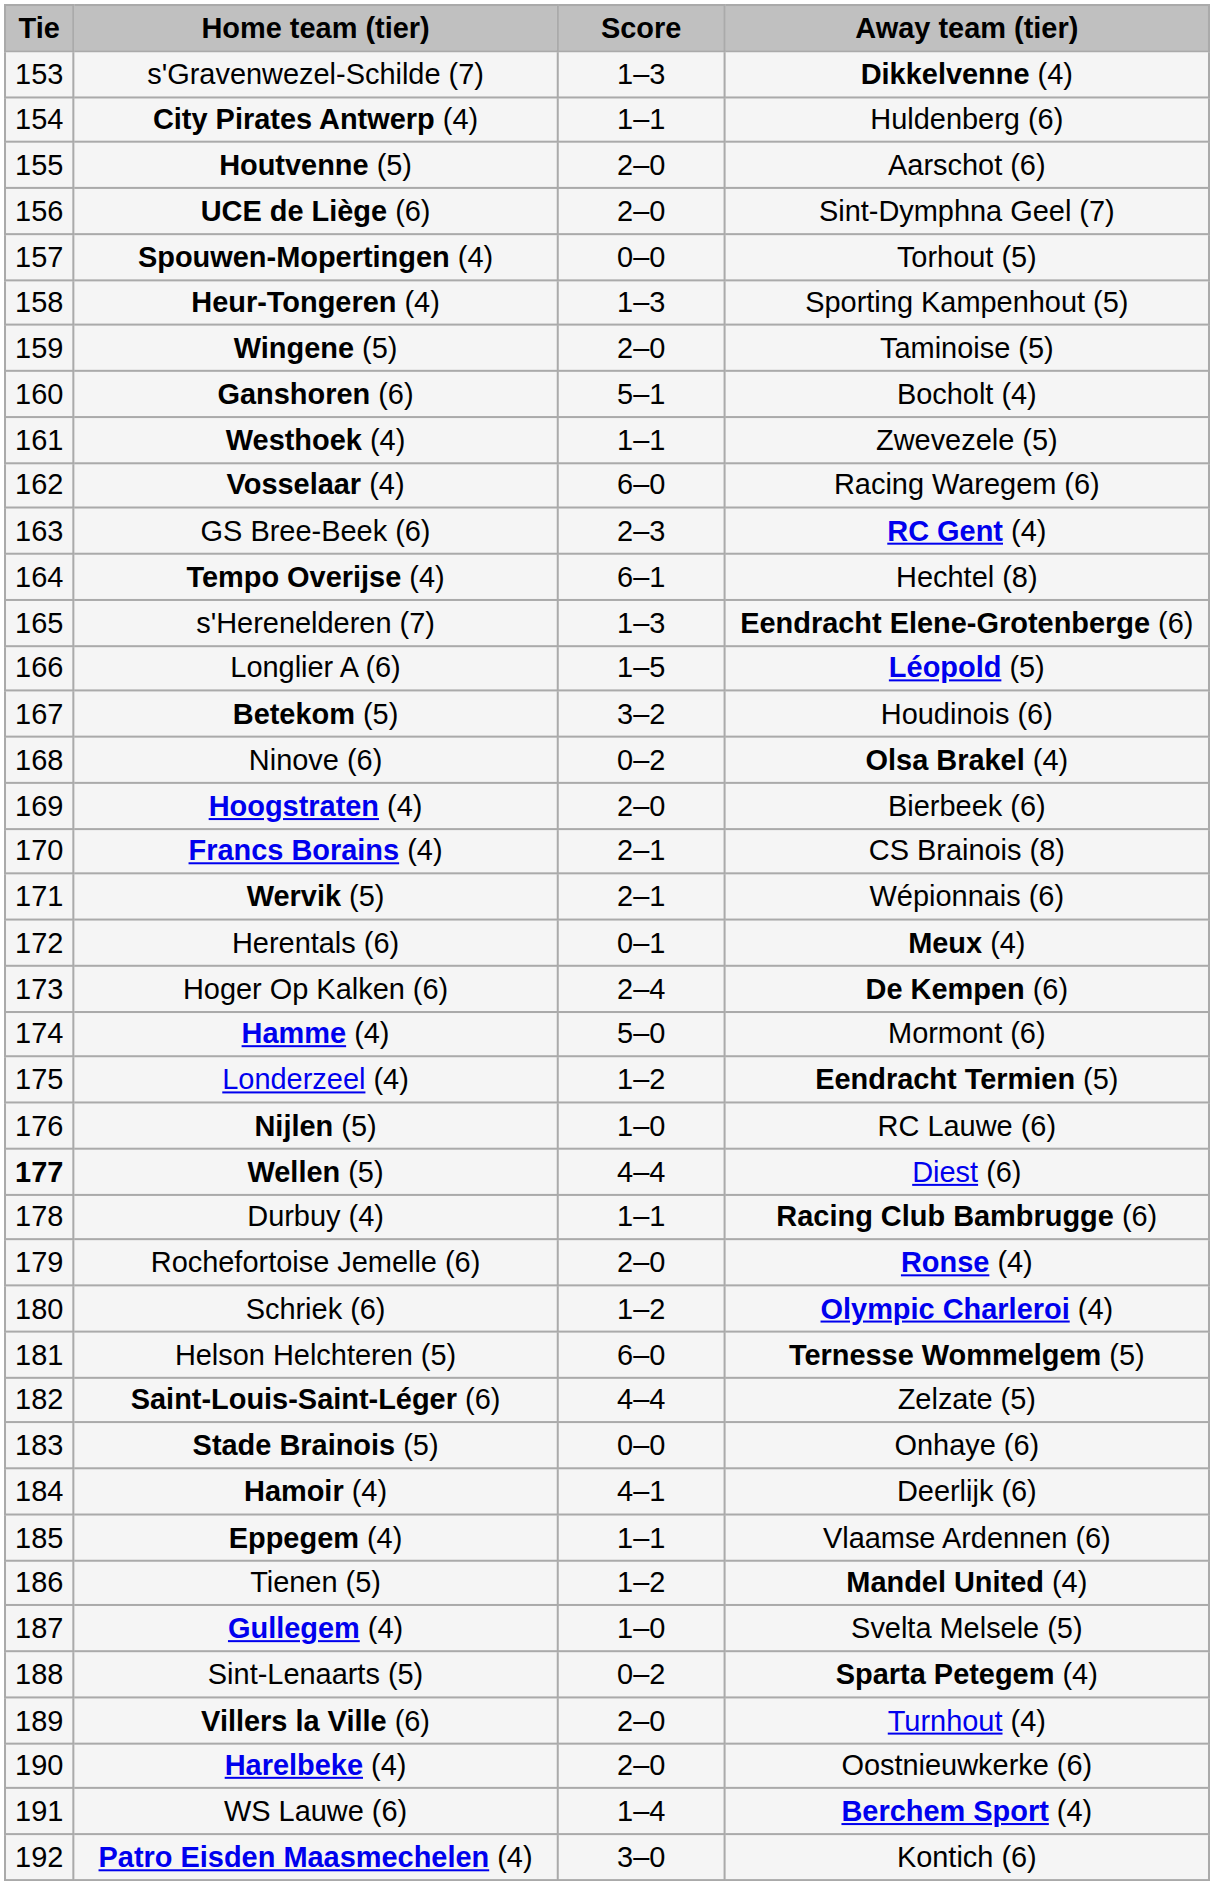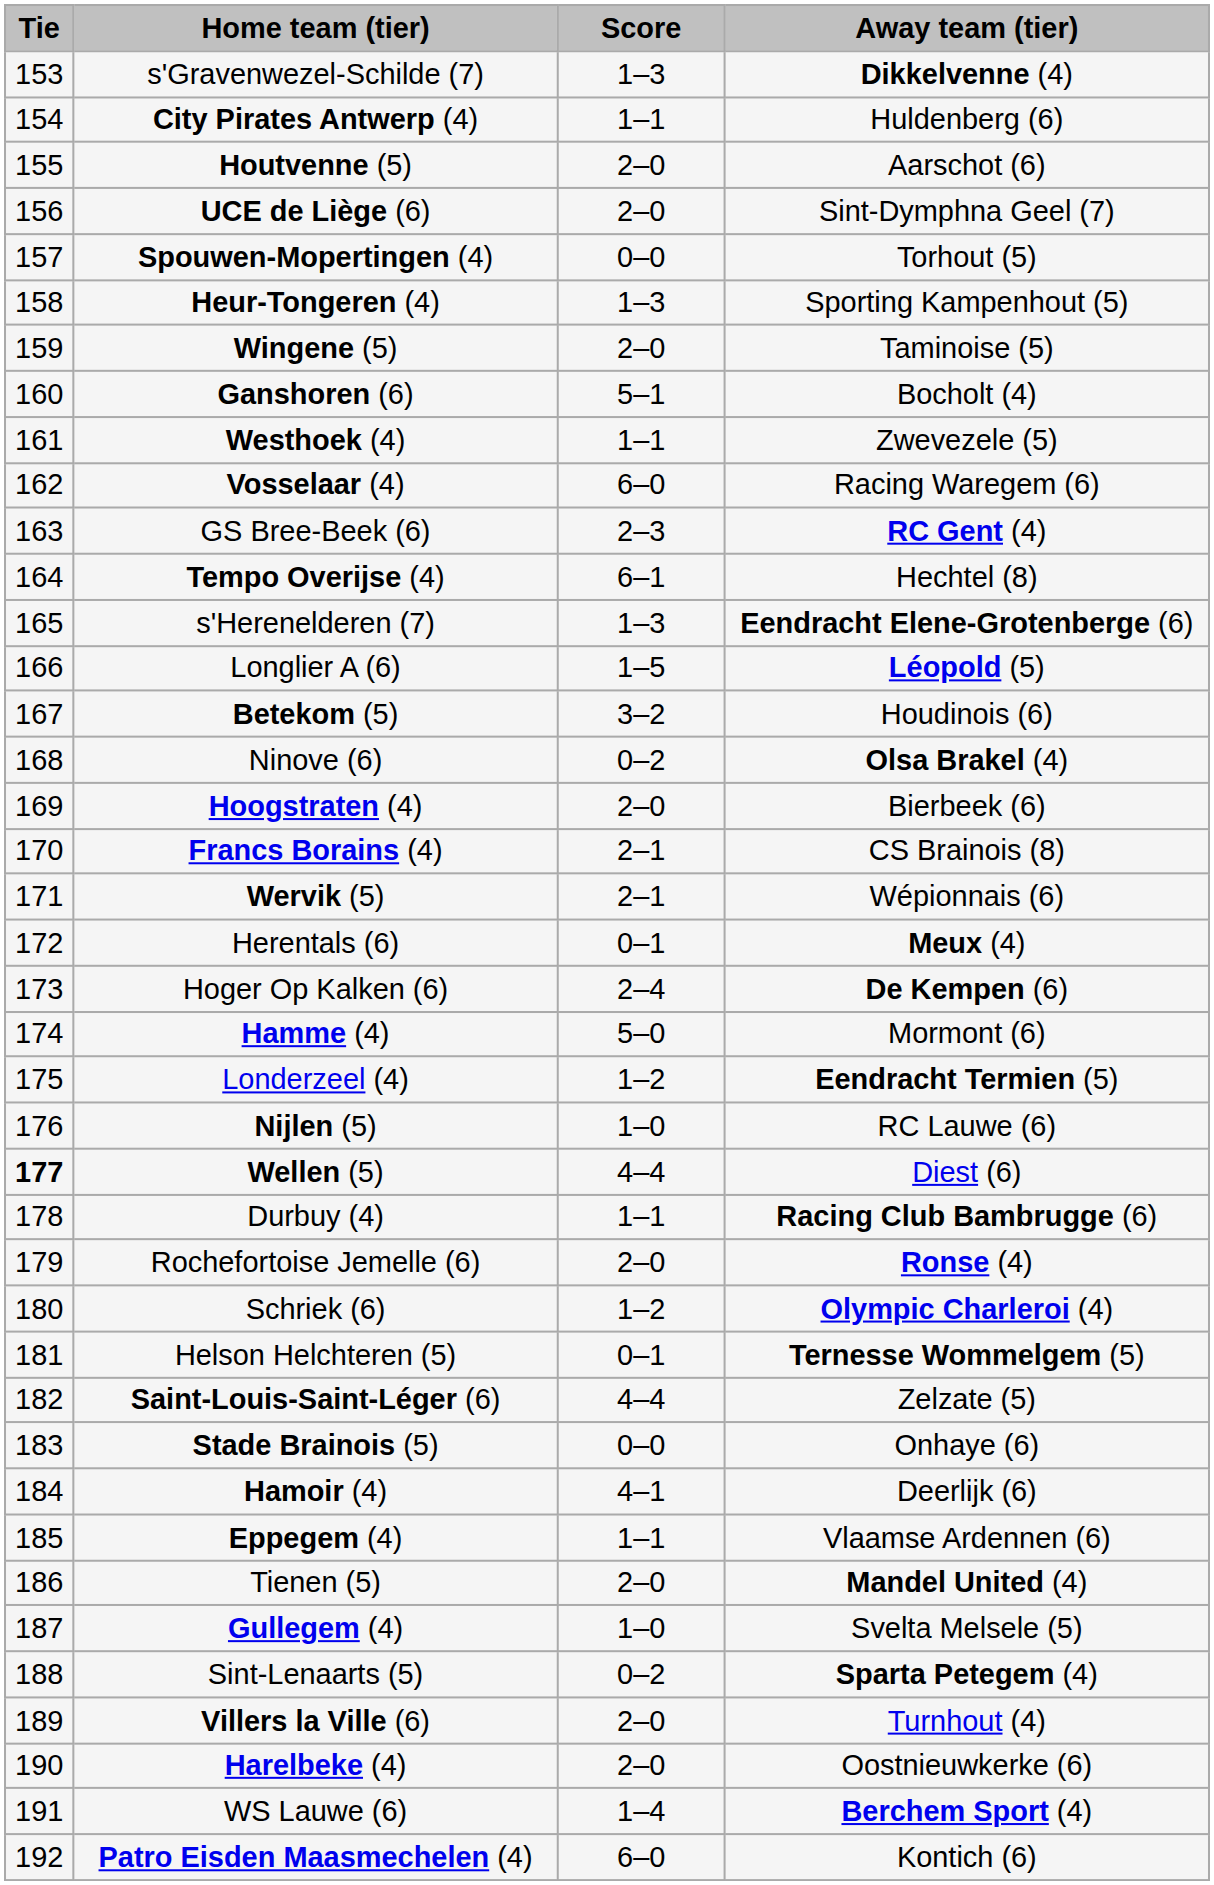(641, 1354) 6–0 -> (641, 1354) 0–1
(641, 1583) 1–2 -> (641, 1583) 2–0
(641, 1857) 3–0 -> (641, 1857) 6–0
